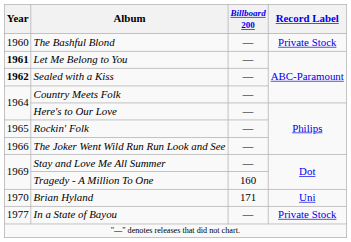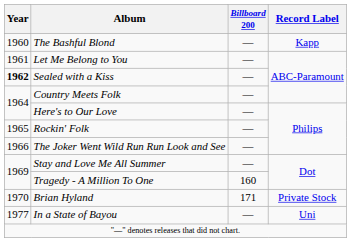(307, 42) Private Stock -> (307, 42) Kapp
(18, 59) bold -> (18, 59) normal
(307, 197) Uni -> (307, 197) Private Stock
(307, 215) Private Stock -> (307, 215) Uni
